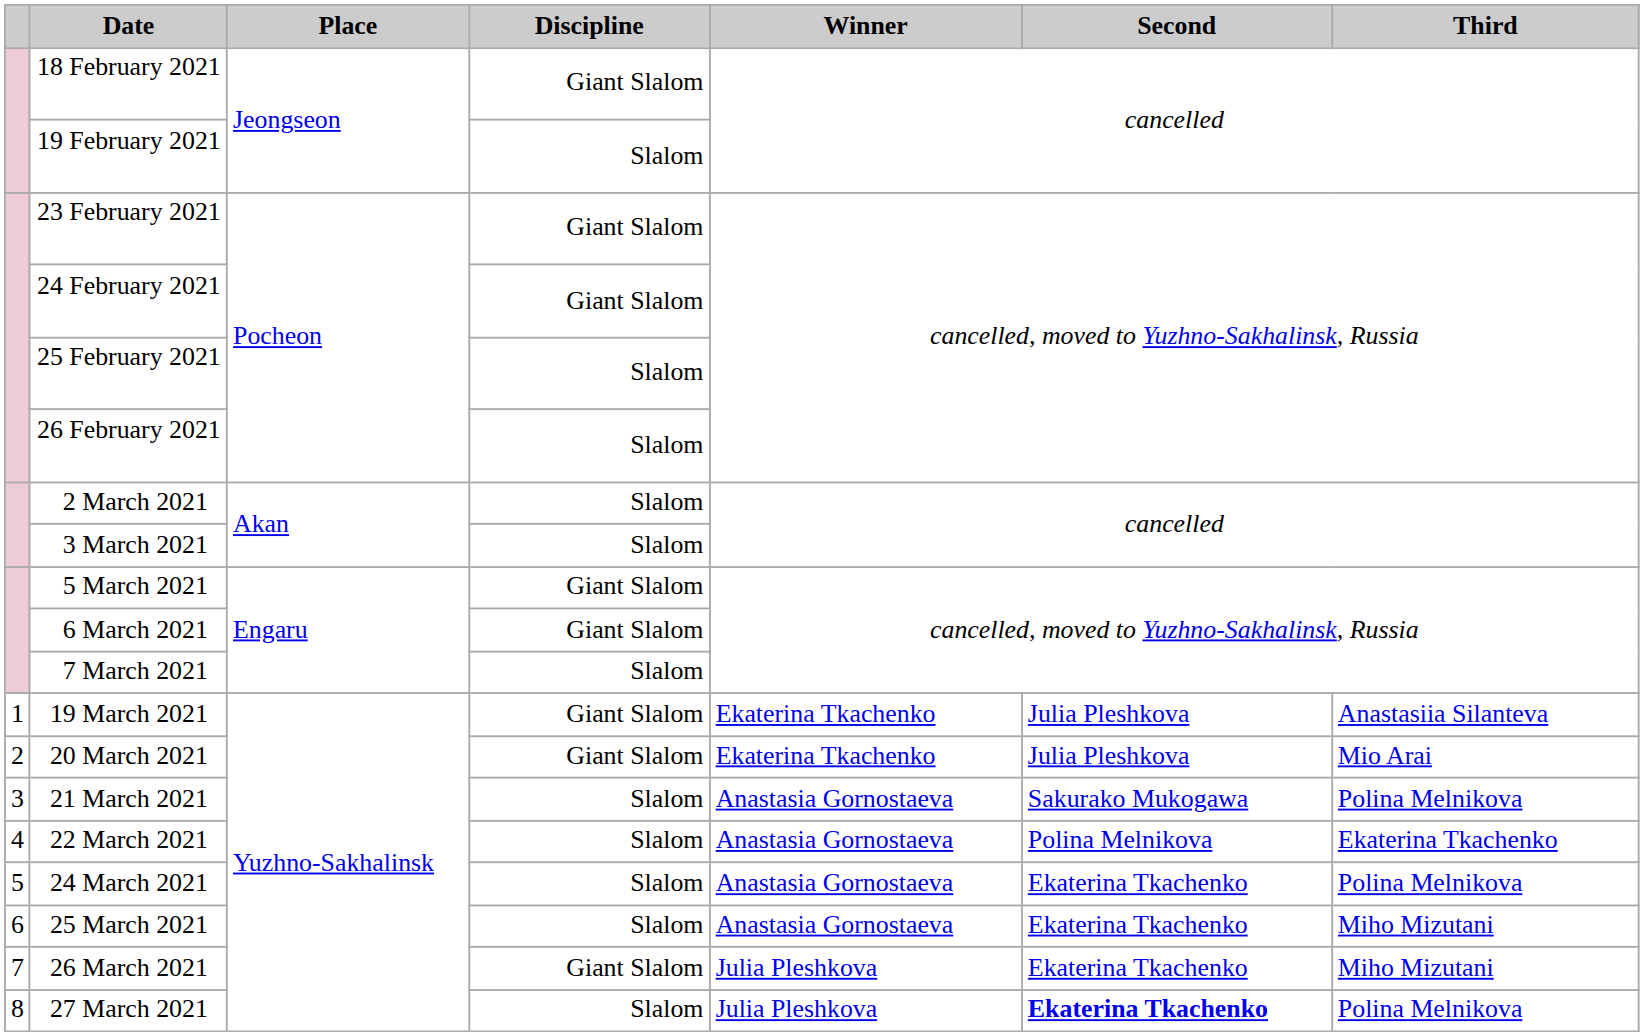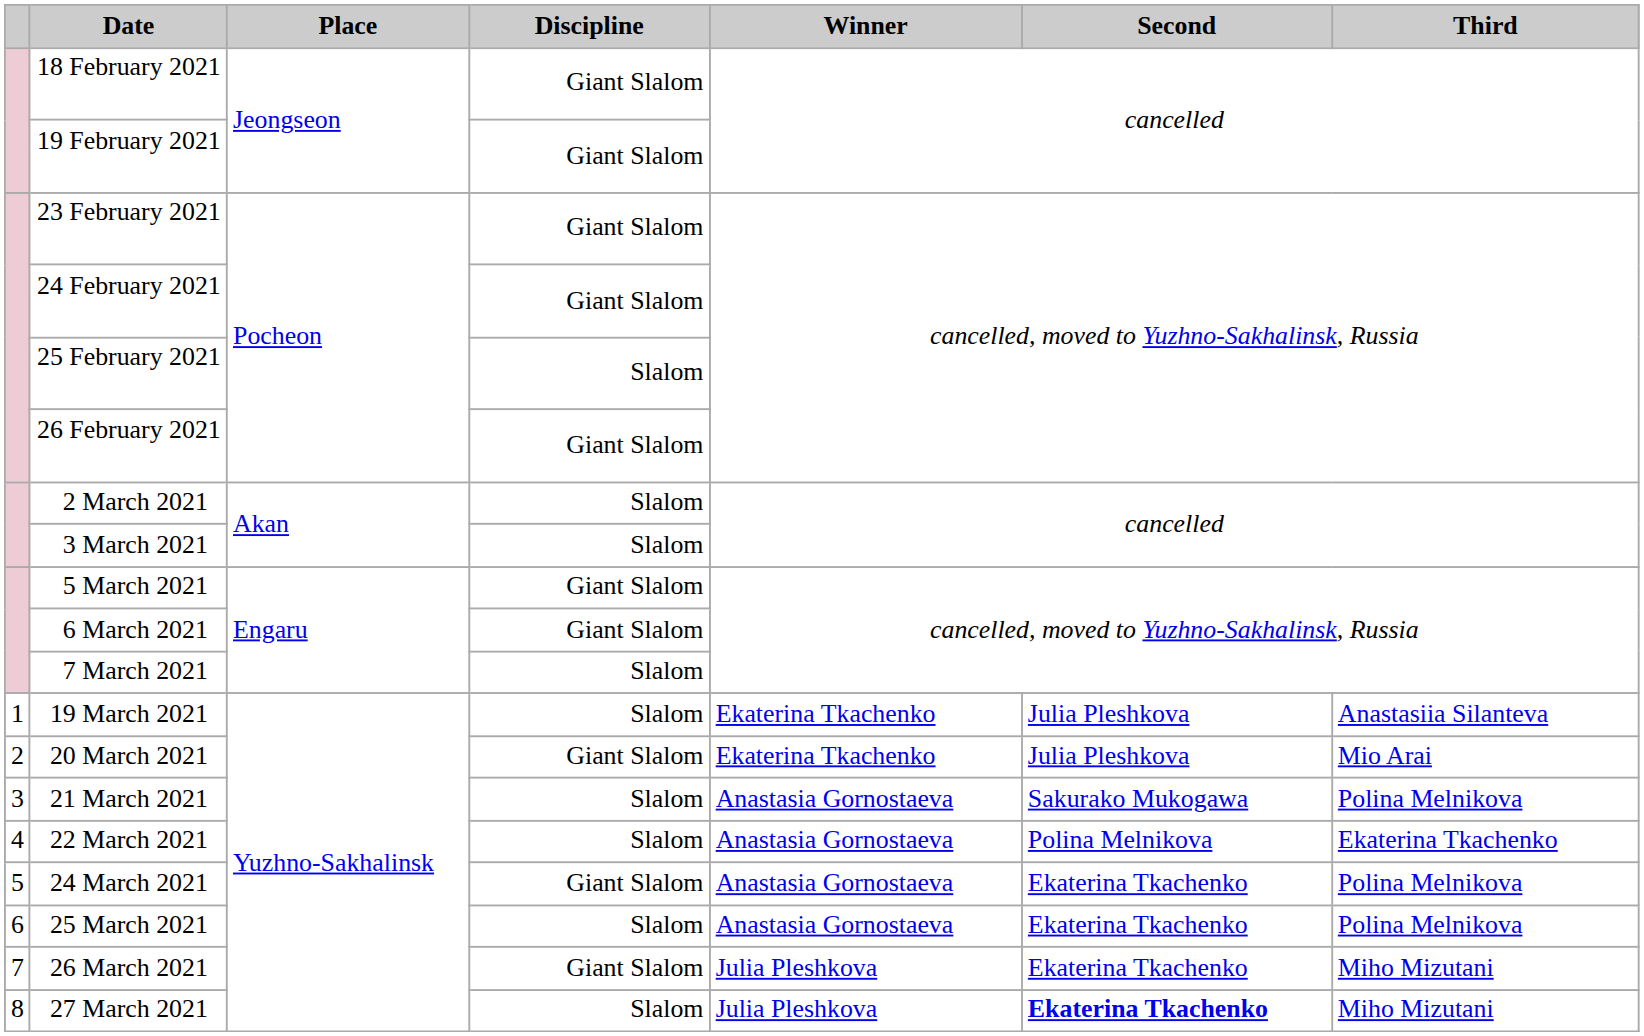(667, 155) Slalom -> (635, 155) Giant Slalom
(667, 444) Slalom -> (635, 444) Giant Slalom
(635, 713) Giant Slalom -> (667, 713) Slalom
(667, 882) Slalom -> (635, 882) Giant Slalom
(1416, 924) Miho Mizutani -> (1430, 924) Polina Melnikova
(1430, 1009) Polina Melnikova -> (1416, 1009) Miho Mizutani
